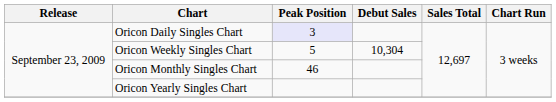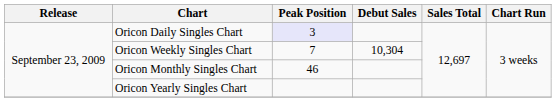(312, 50) 5 -> (312, 50) 7
